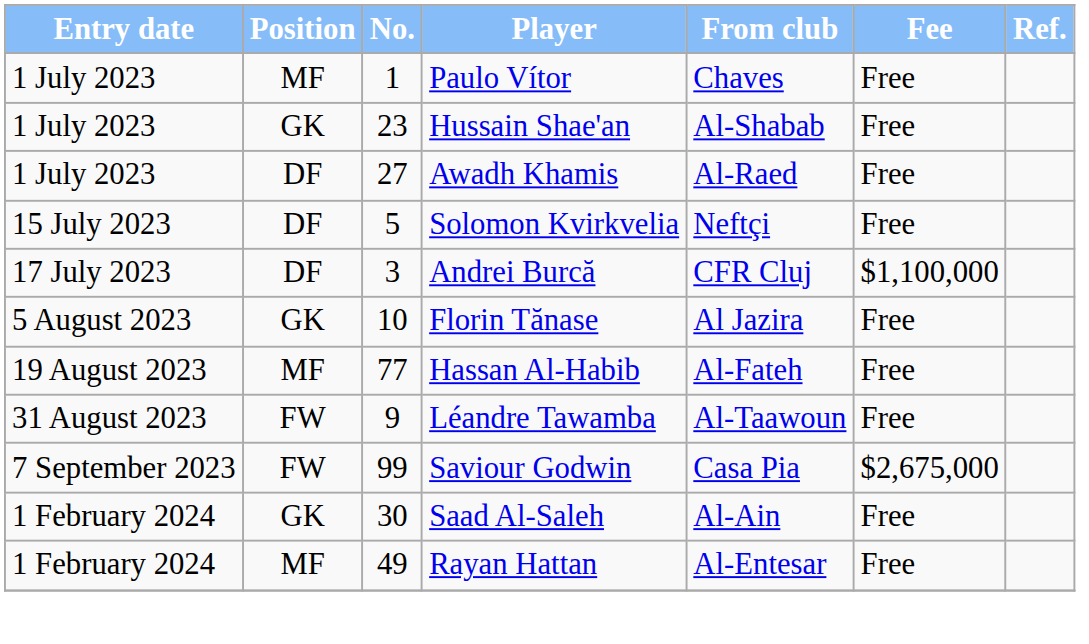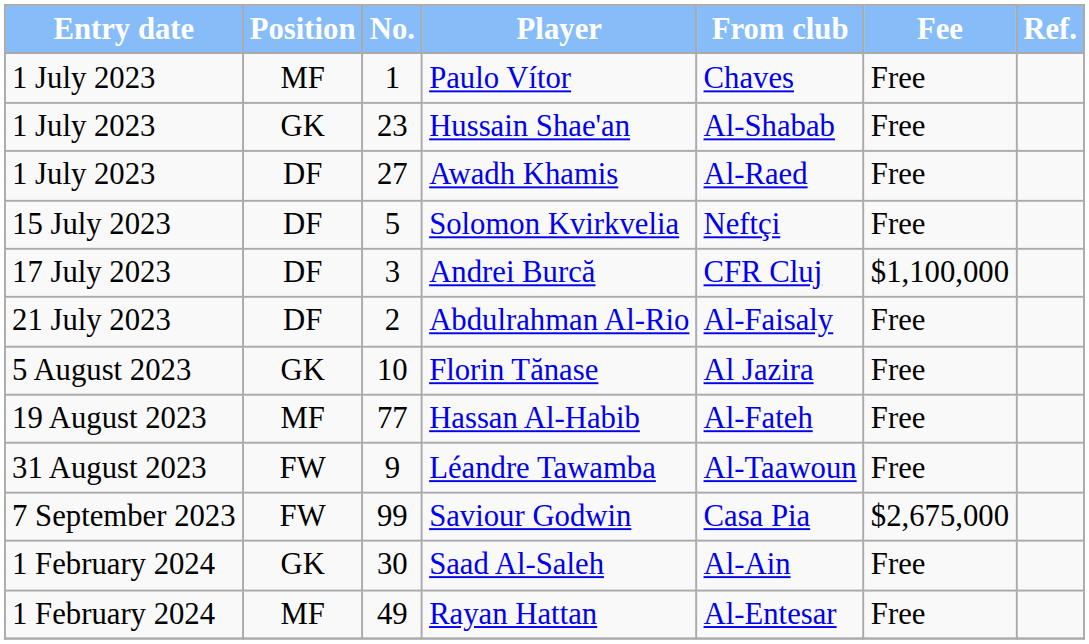+ row: (559, 321)
